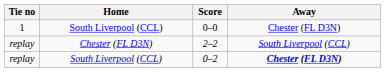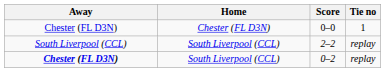columns swapped: (22, 12) <-> (304, 12)
(116, 28) South Liverpool (CCL) -> (234, 28) Chester (FL D3N)
(116, 43) Chester (FL D3N) -> (234, 43) South Liverpool (CCL)
